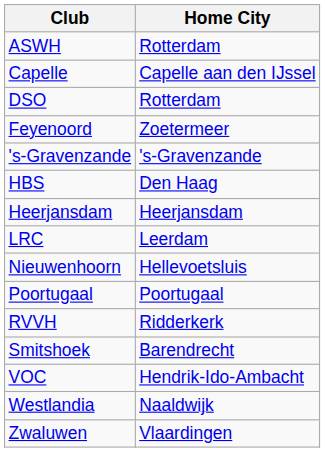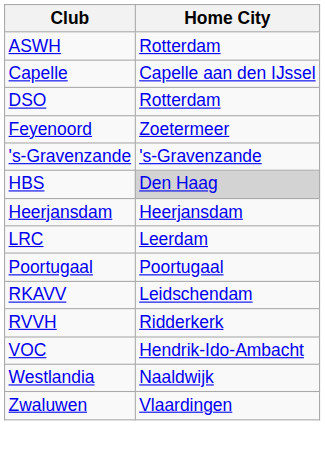(178, 184) no background -> (178, 184) lightgrey background
- row: (65, 267)
+ row: (37, 294)
- row: (49, 350)
